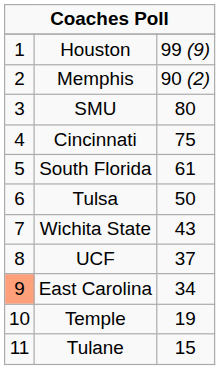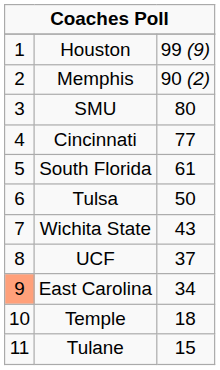(185, 139) 75 -> (185, 139) 77
(185, 318) 19 -> (185, 318) 18
